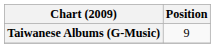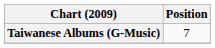(187, 33) 9 -> (187, 33) 7
